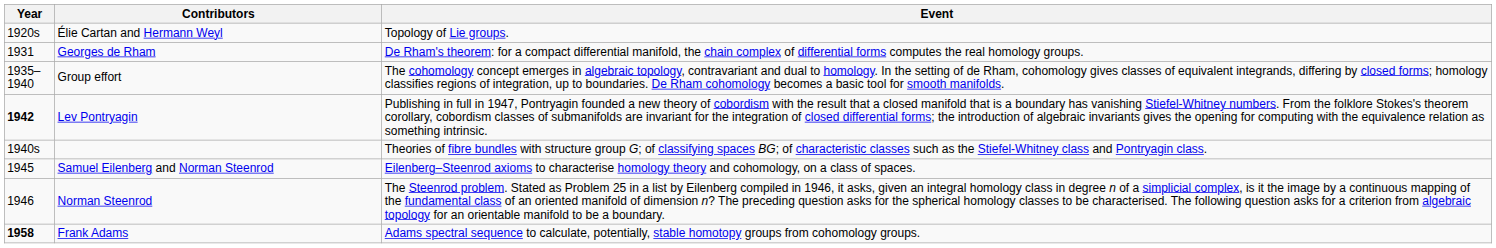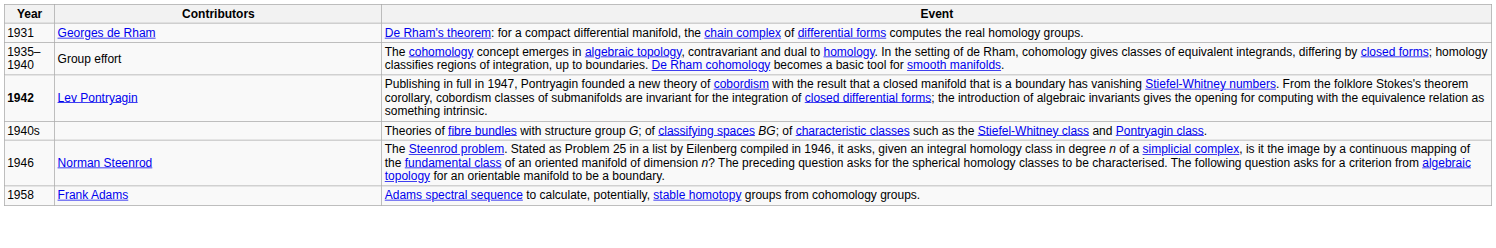- row: (140, 33)
- row: (166, 168)
(20, 233) bold -> (20, 195) normal
